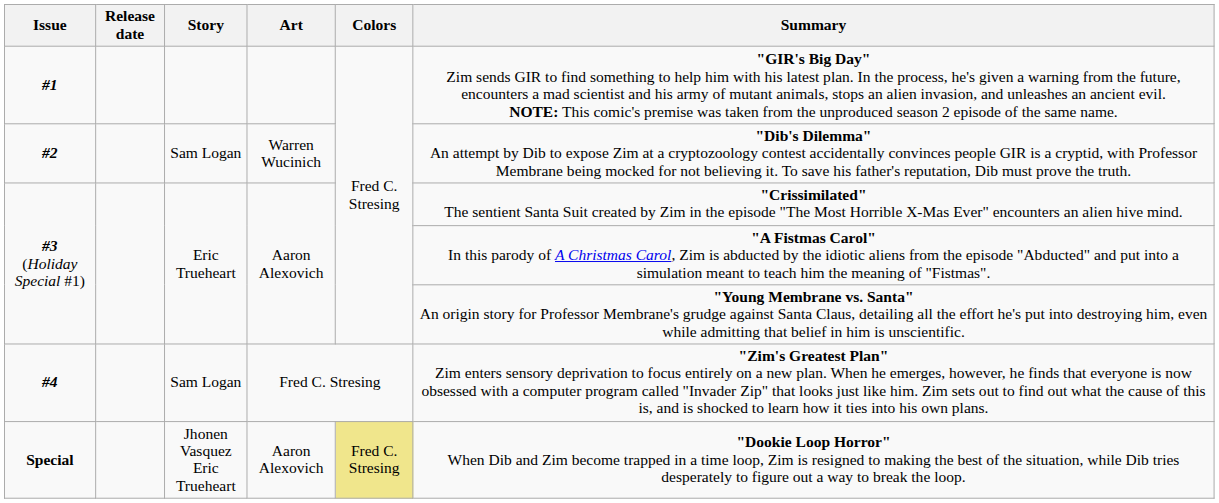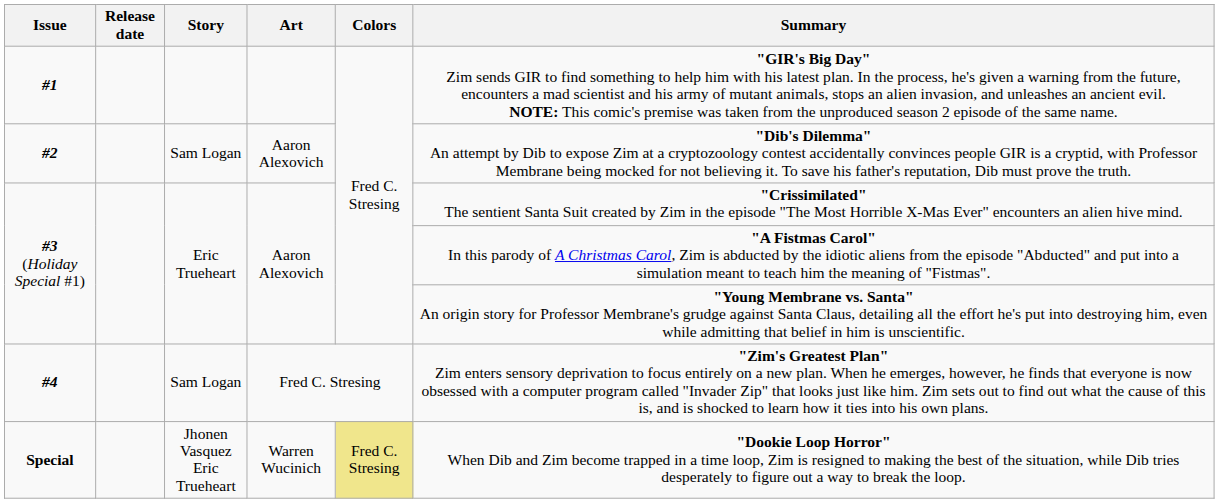(291, 153) Warren Wucinich -> (291, 153) Aaron Alexovich
(291, 459) Aaron Alexovich -> (291, 459) Warren Wucinich
